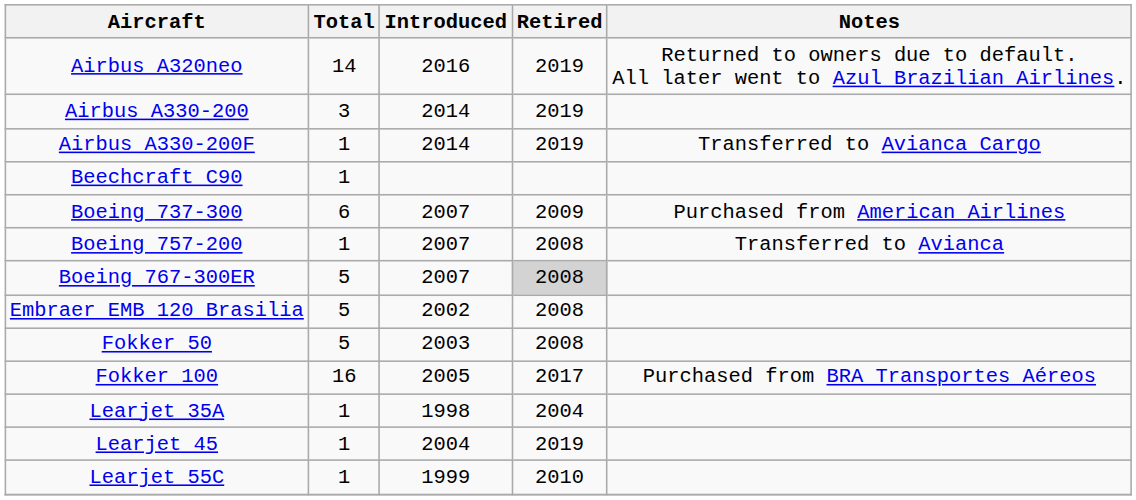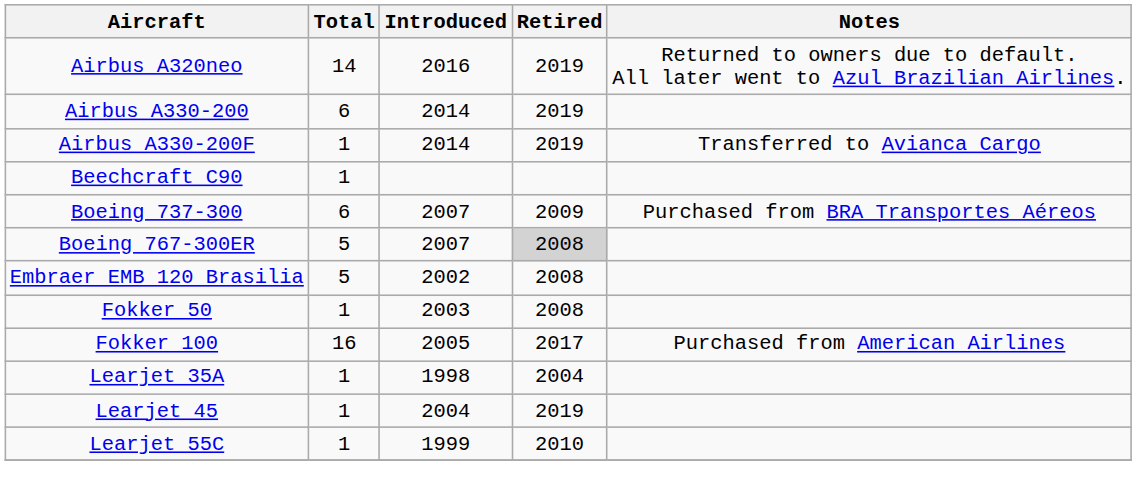(344, 111) 3 -> (344, 111) 6
(869, 211) Purchased from American Airlines -> (869, 211) Purchased from BRA Transportes Aéreos
- row: (157, 245)
(344, 344) 5 -> (344, 311) 1
(869, 378) Purchased from BRA Transportes Aéreos -> (869, 344) Purchased from American Airlines
